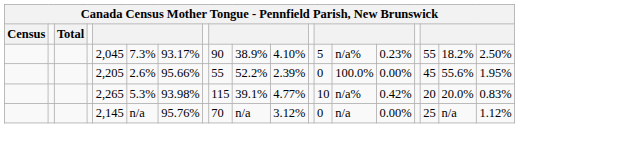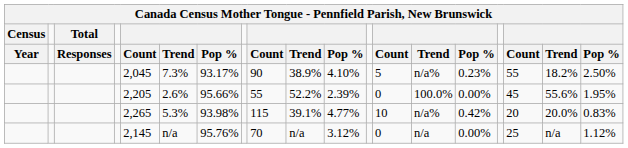+ row: (26, 53)
